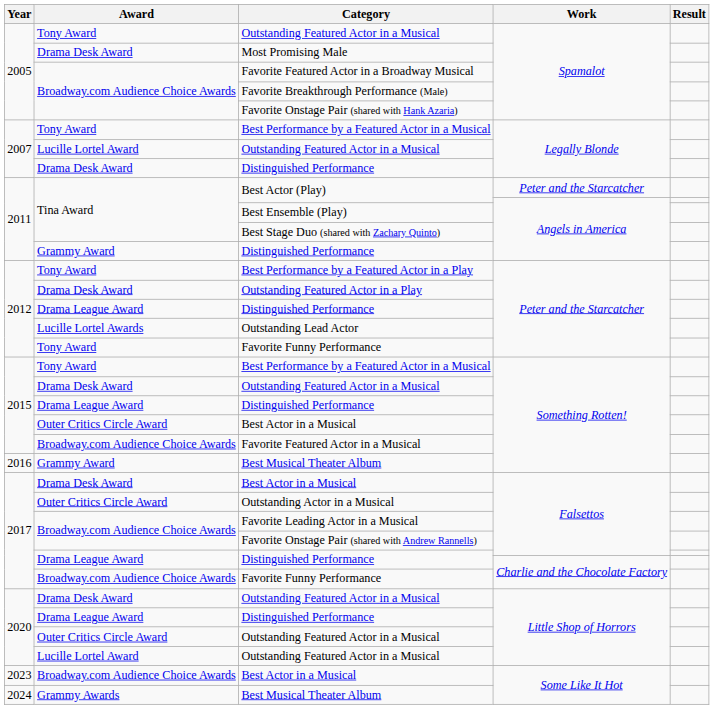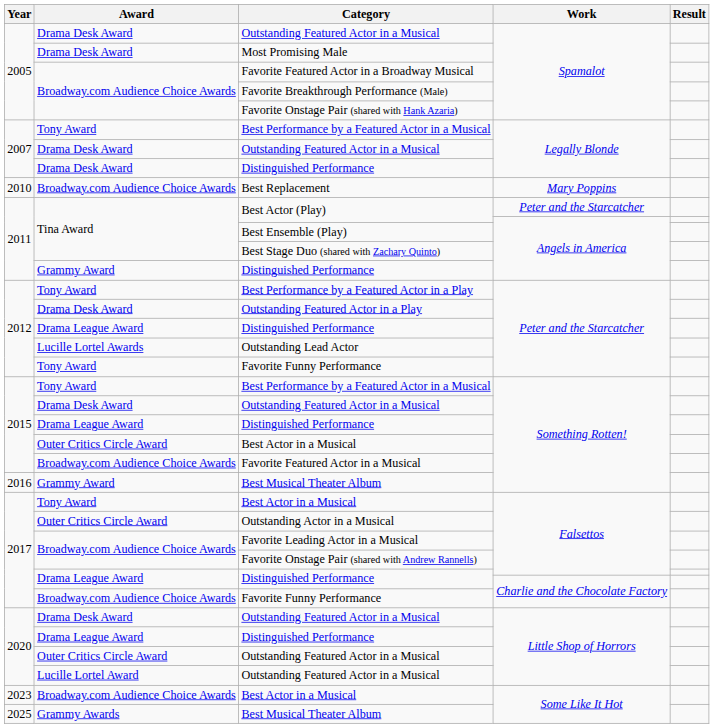(67, 33) Tony Award -> (85, 33) Drama Desk Award
(88, 149) Lucille Lortel Award -> (85, 149) Drama Desk Award
+ row: (285, 187)
(85, 482) Drama Desk Award -> (67, 501) Tony Award
(19, 694) 2024 -> (19, 714) 2025
